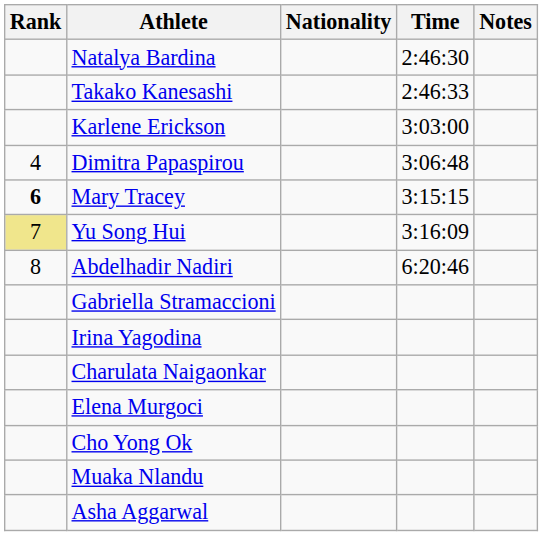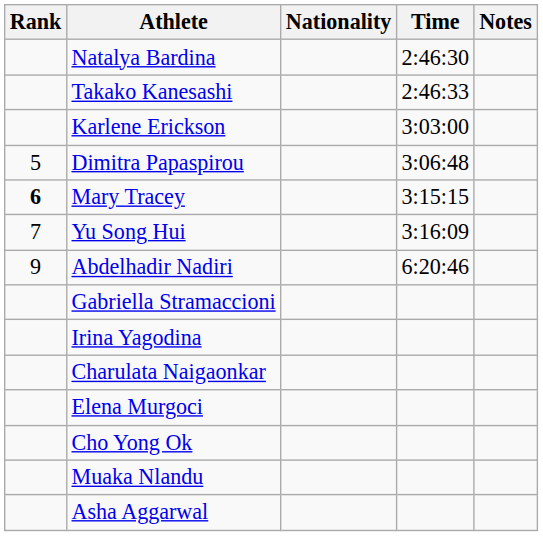(36, 162) 4 -> (36, 162) 5
(36, 232) khaki background -> (36, 232) no background
(36, 267) 8 -> (36, 267) 9
